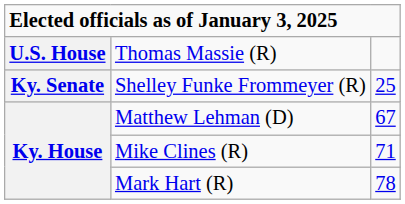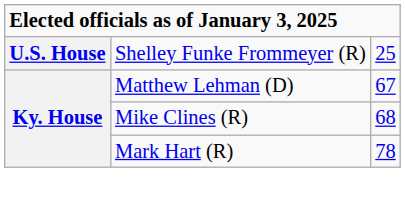- row: (196, 53)
(57, 85) Ky. Senate -> (57, 53) U.S. House
(385, 150) 71 -> (385, 118) 68
